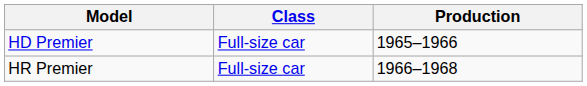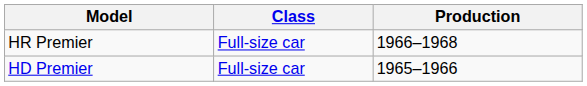rows swapped: (50, 42) <-> (50, 68)
